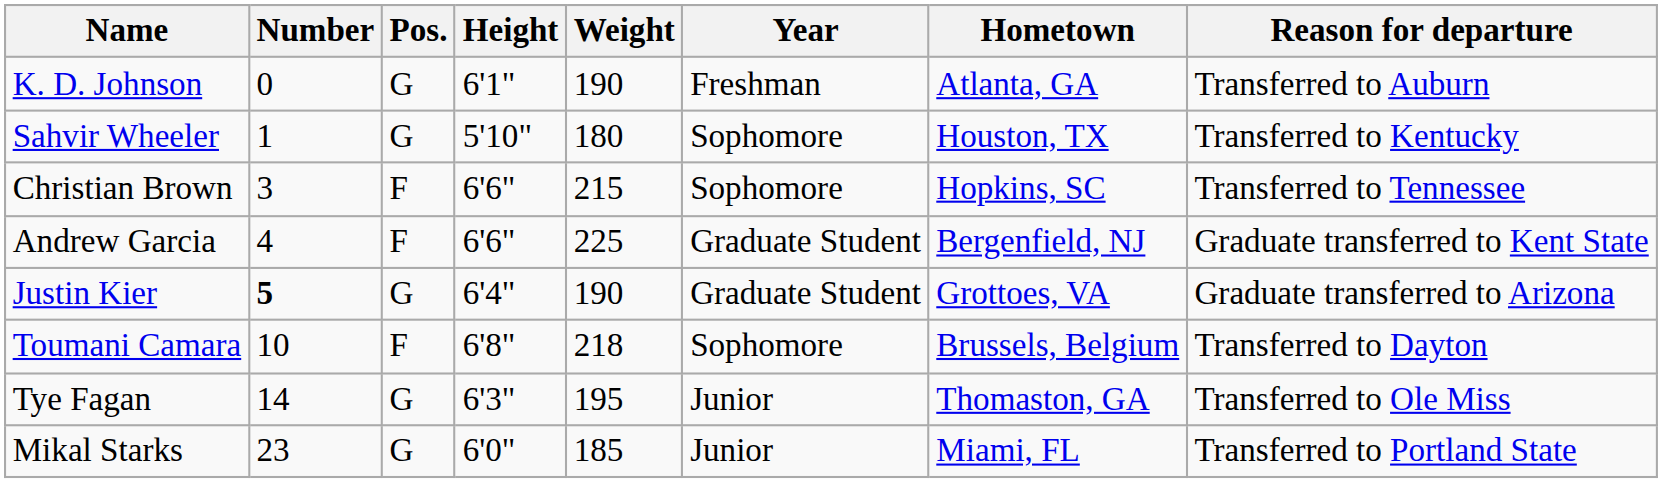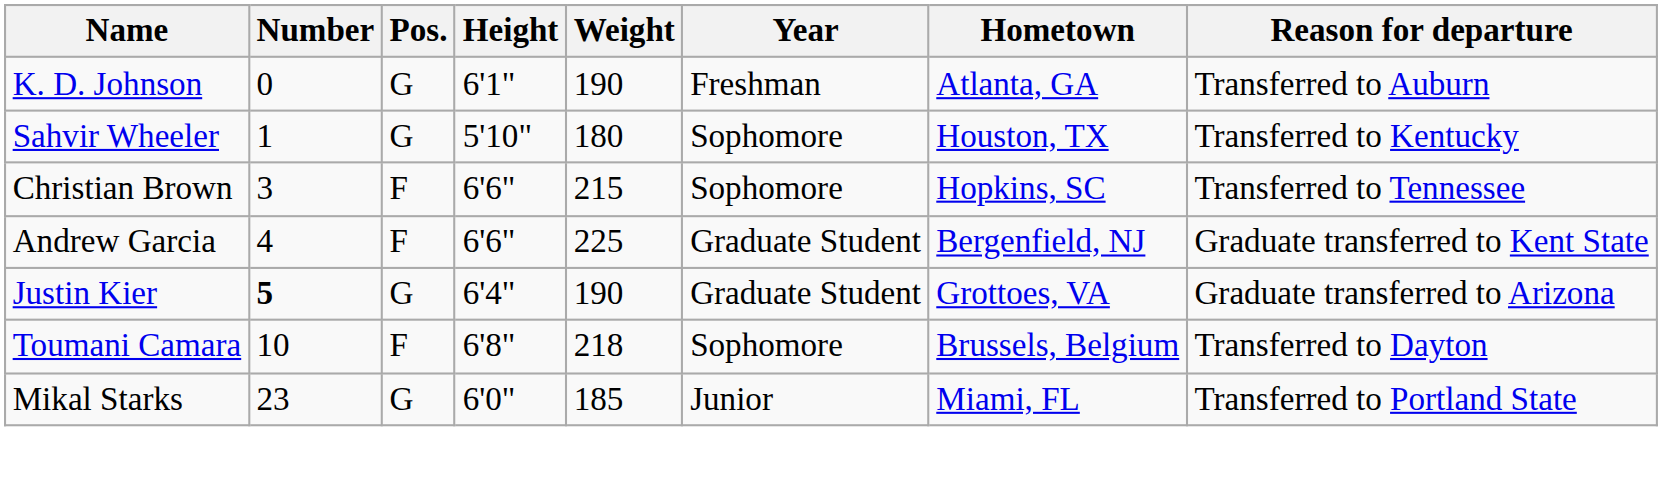- row: (82, 398)
